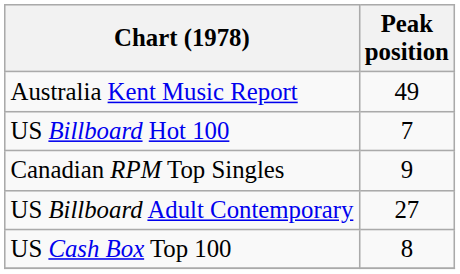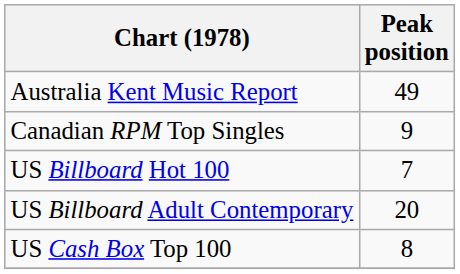rows swapped: (147, 170) <-> (120, 130)
(407, 209) 27 -> (407, 209) 20
